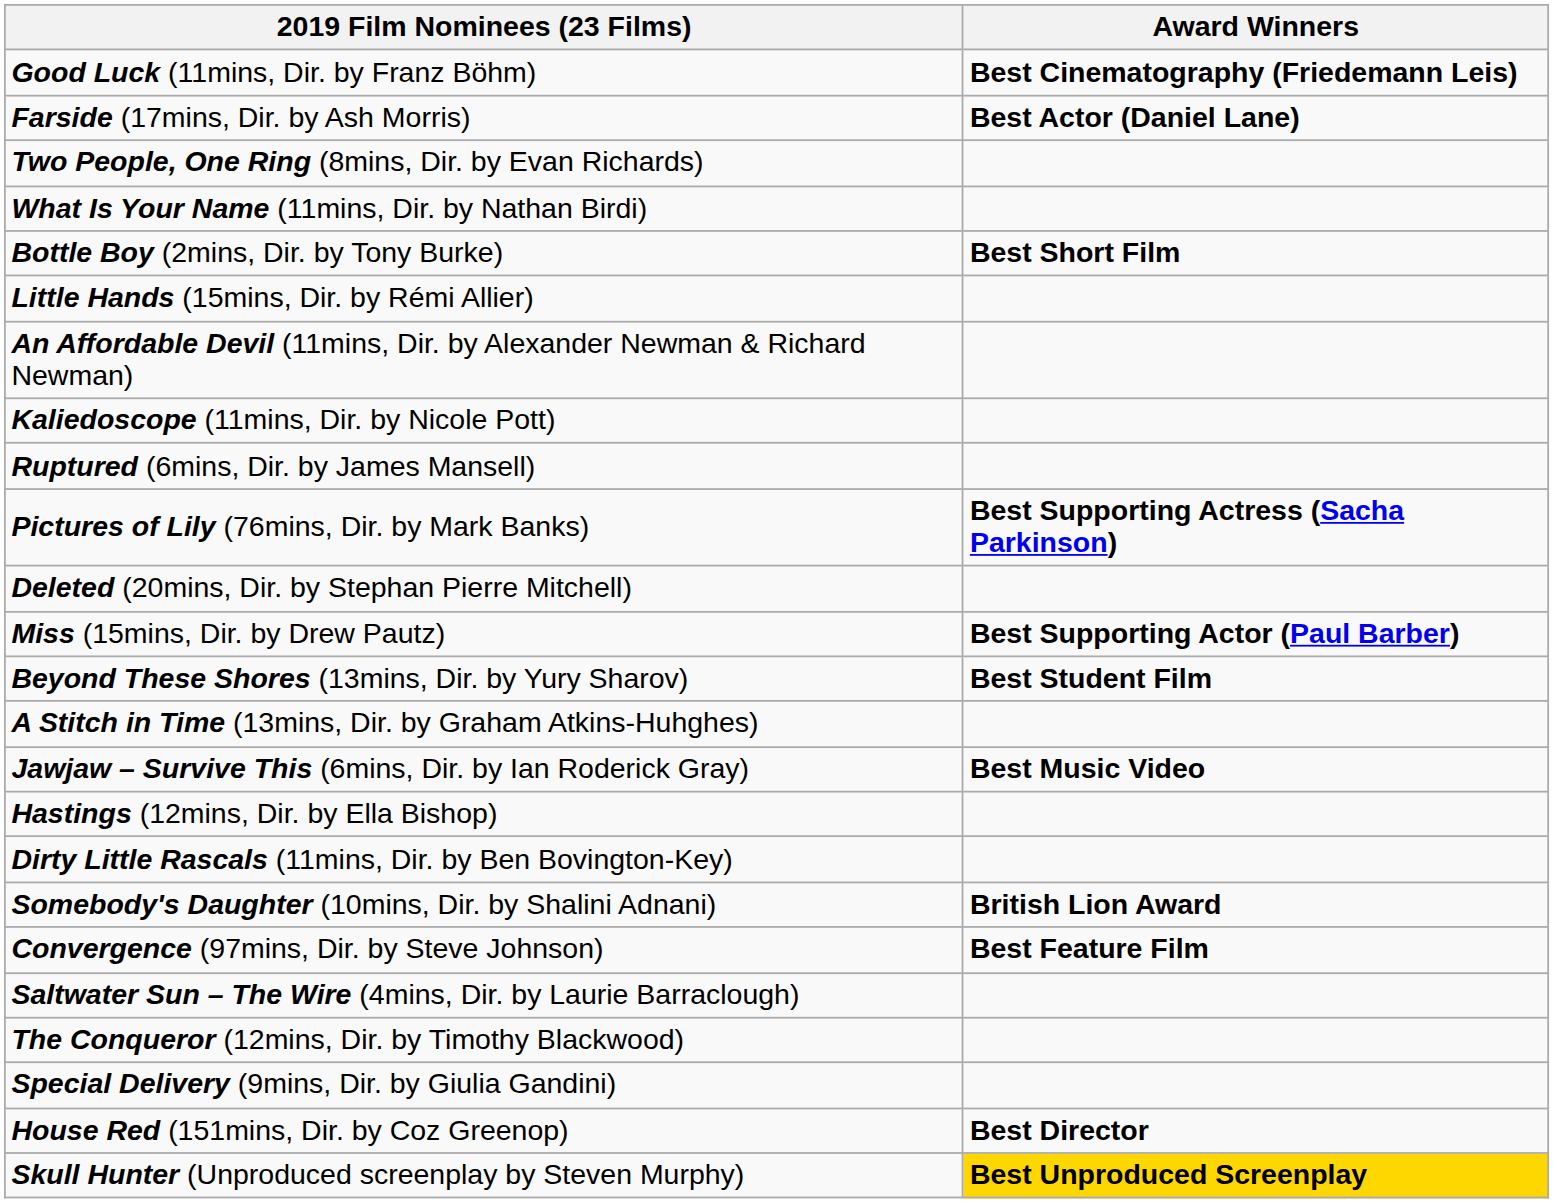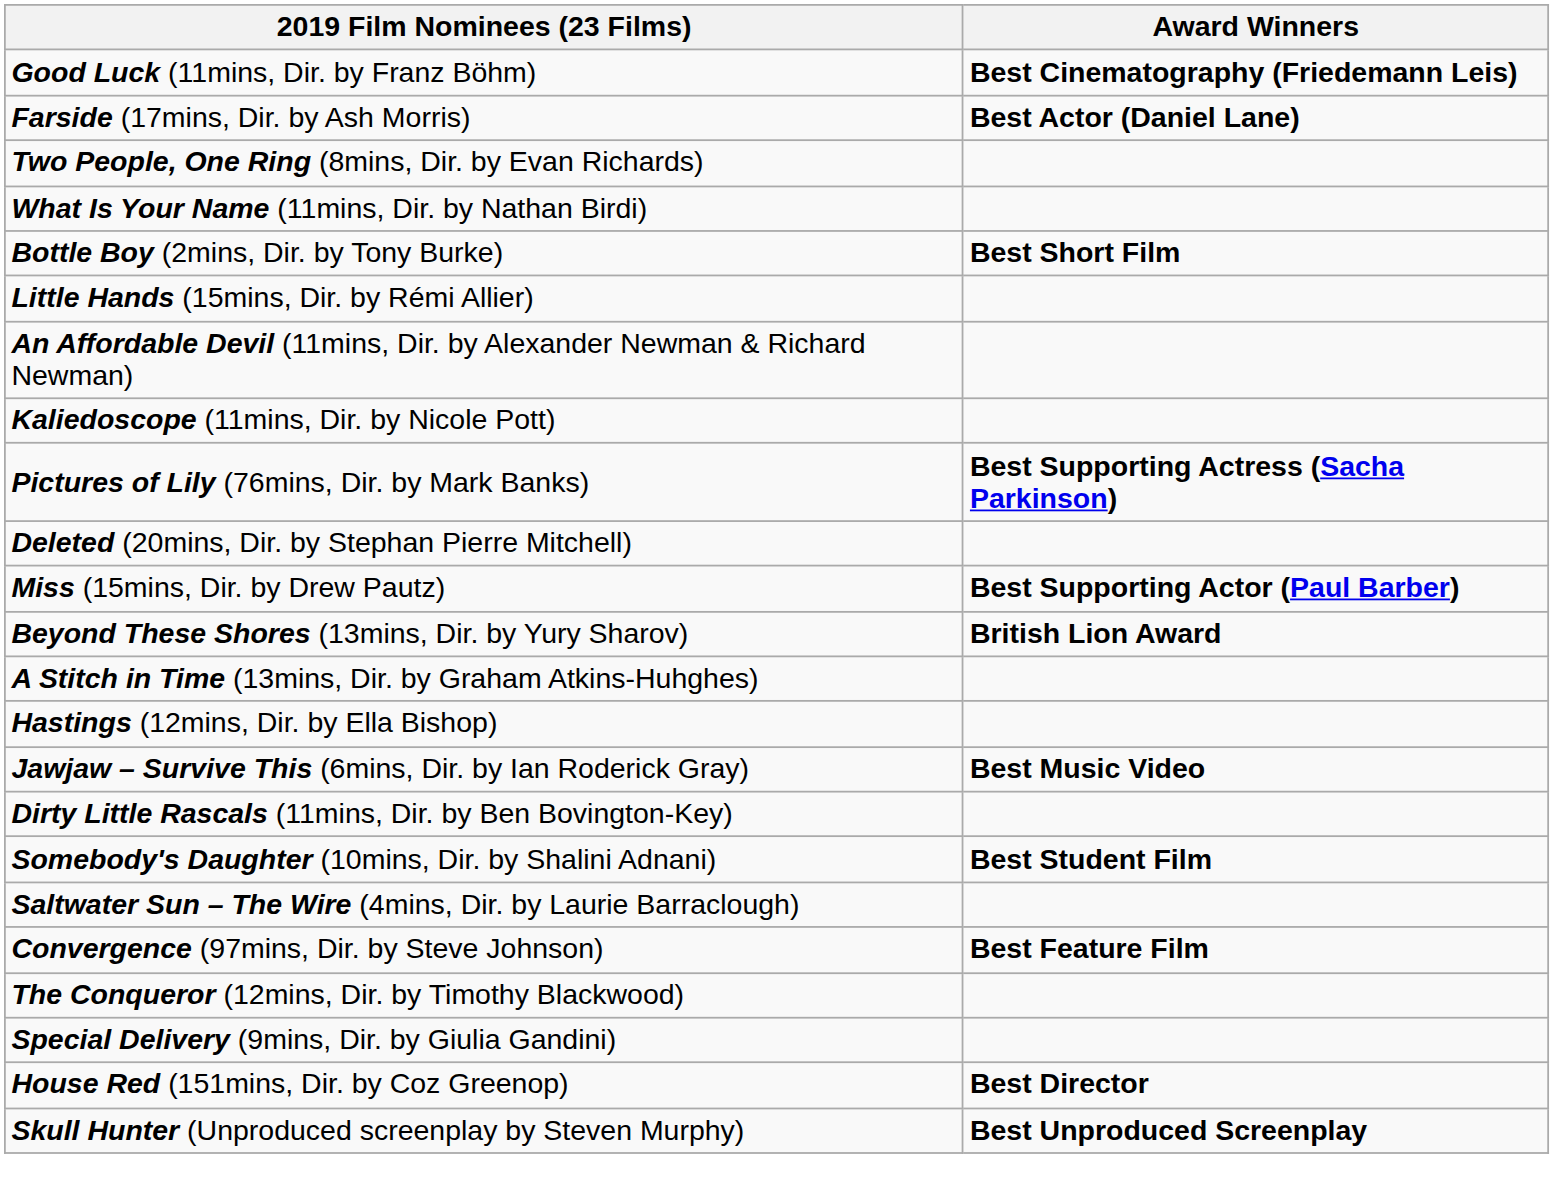- row: (273, 465)
(1091, 678) Best Student Film -> (1096, 633) British Lion Award
rows swapped: (254, 813) <-> (380, 768)
(1096, 904) British Lion Award -> (1091, 859) Best Student Film
rows swapped: (405, 994) <-> (307, 949)
(1169, 1175) gold background -> (1169, 1130) no background
